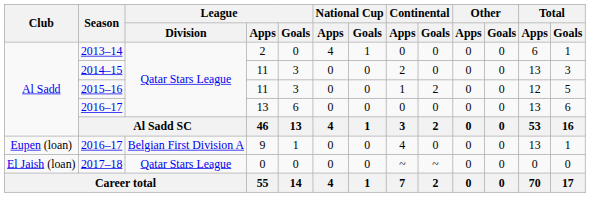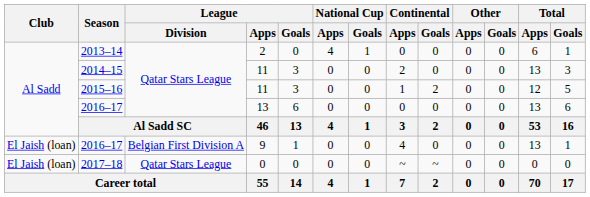(41, 145) Eupen (loan) -> (41, 145) El Jaish (loan)
